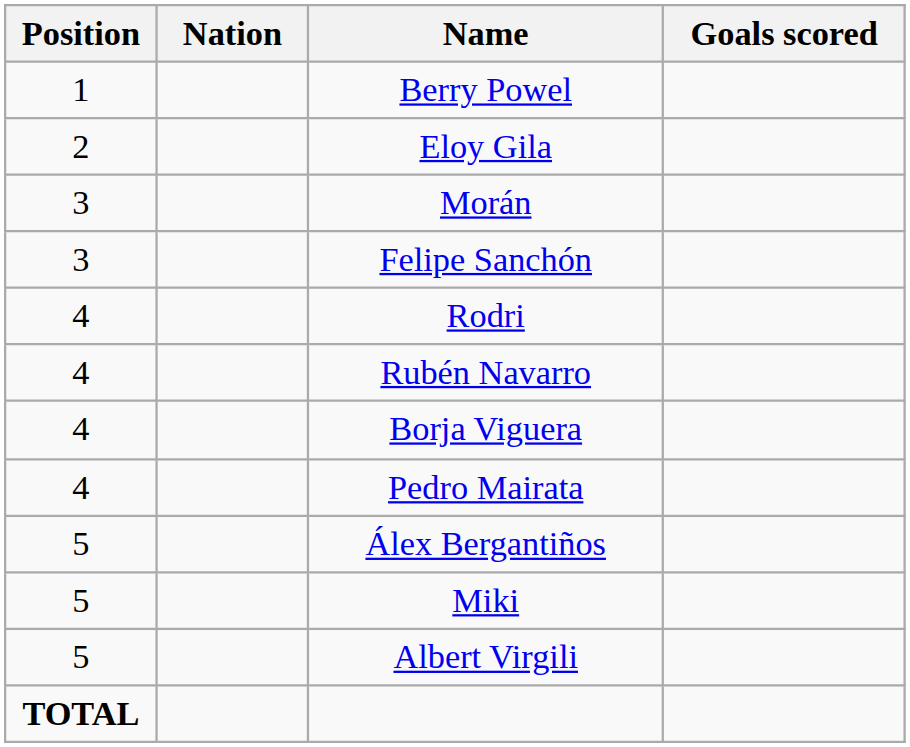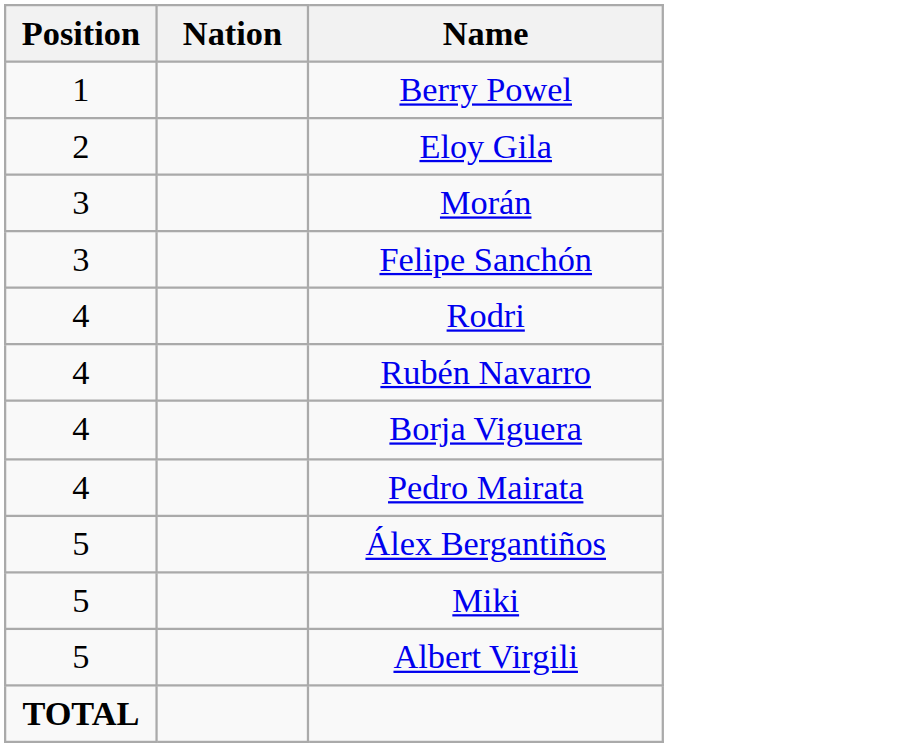- column: (784, 33)
